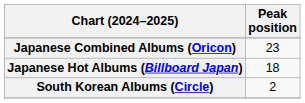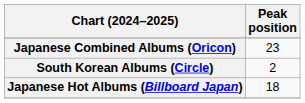rows swapped: (125, 68) <-> (125, 87)
